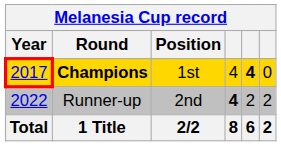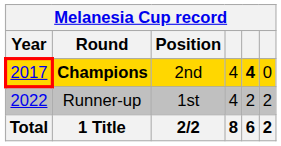(188, 72) 1st -> (188, 72) 2nd
(188, 100) 2nd -> (188, 100) 1st
(233, 100) bold -> (233, 100) normal
